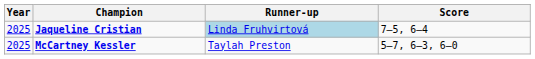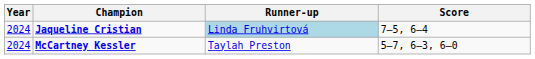(19, 29) 2025 -> (19, 29) 2024
(19, 45) 2025 -> (19, 45) 2024
